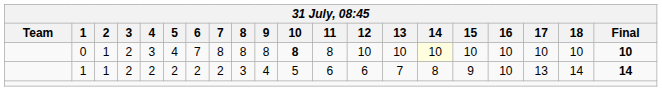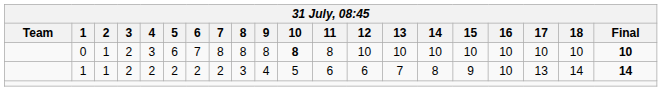(175, 52) 4 -> (175, 52) 6
(435, 52) lightyellow background -> (435, 52) no background
